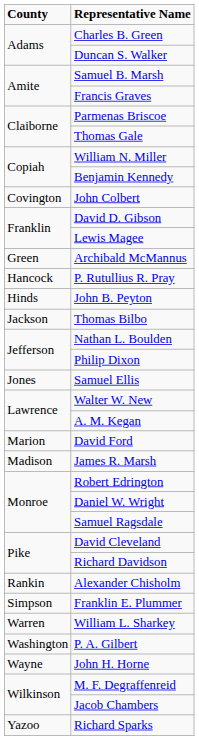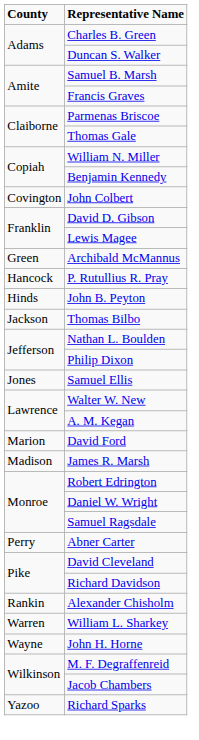+ row: (101, 542)
- row: (128, 603)
- row: (106, 643)
